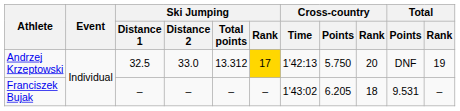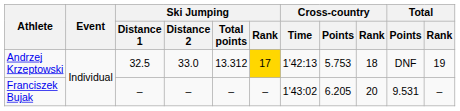(338, 64) 5.750 -> (338, 64) 5.753
(372, 64) 20 -> (372, 64) 18
(372, 92) 18 -> (372, 92) 20
